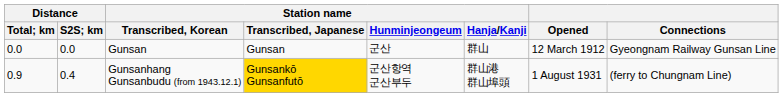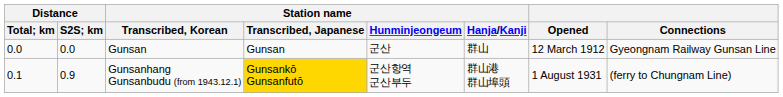(15, 76) 0.9 -> (15, 76) 0.1
(67, 76) 0.4 -> (67, 76) 0.9
